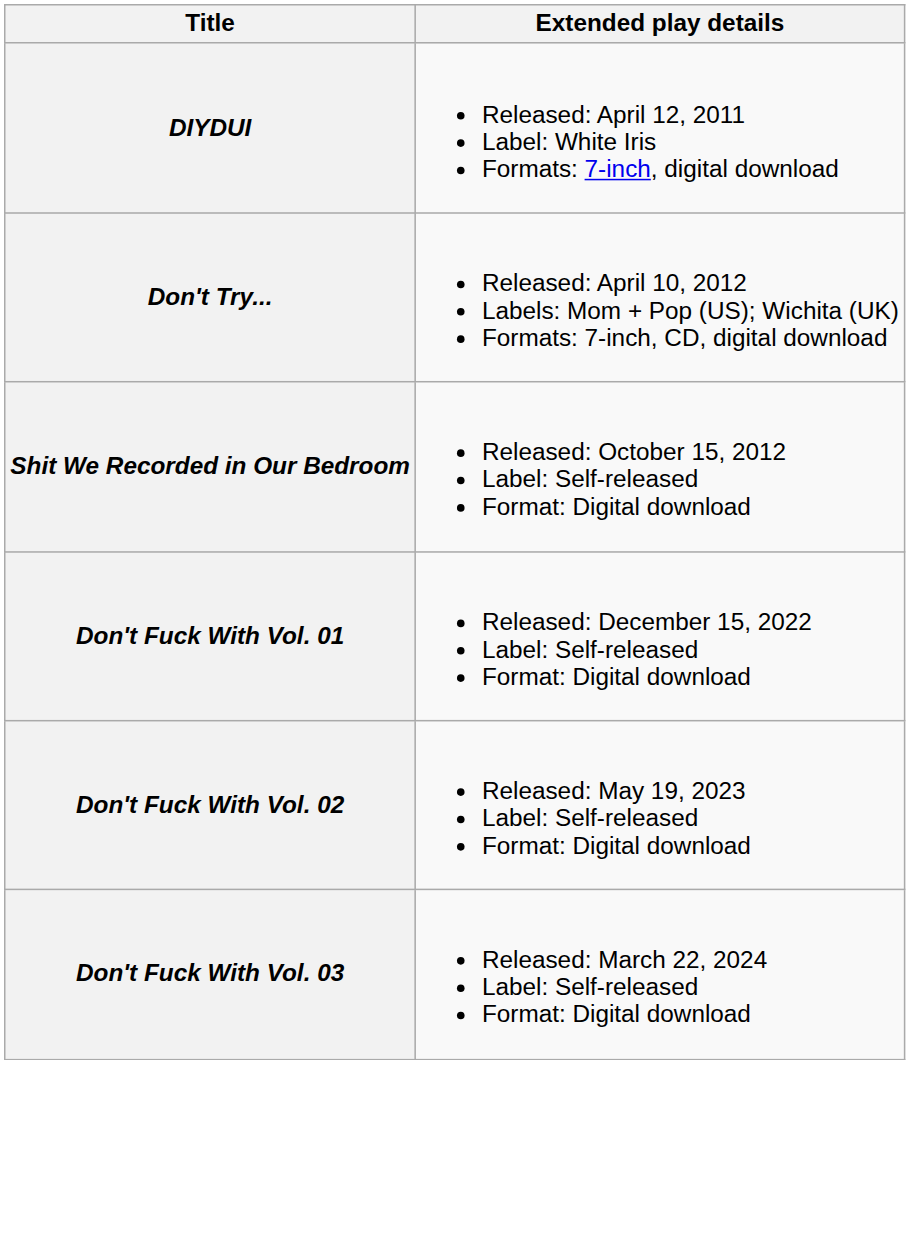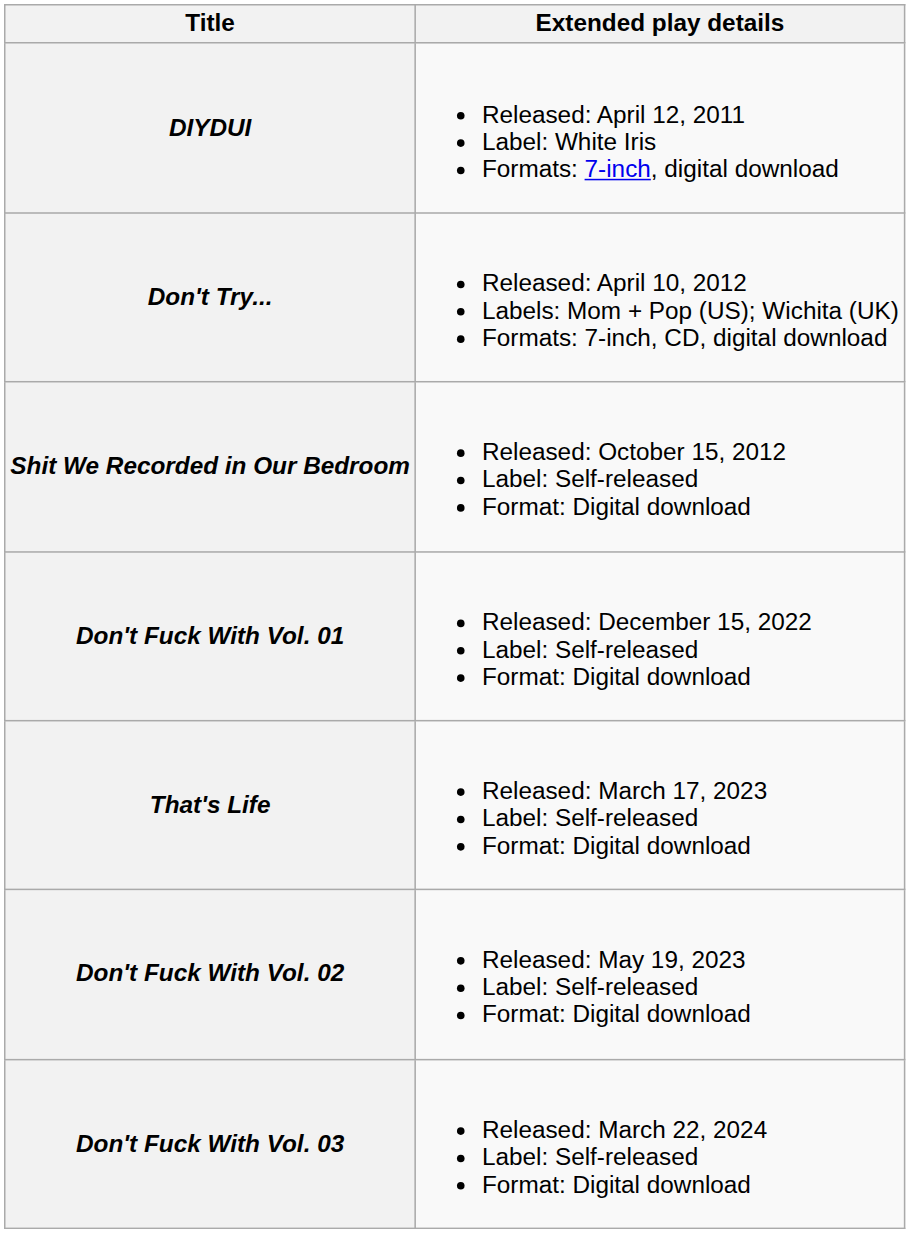+ row: (210, 804)
